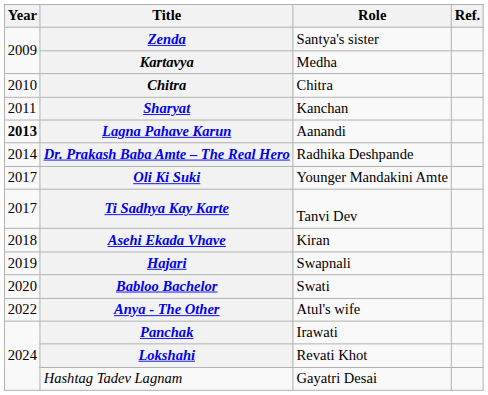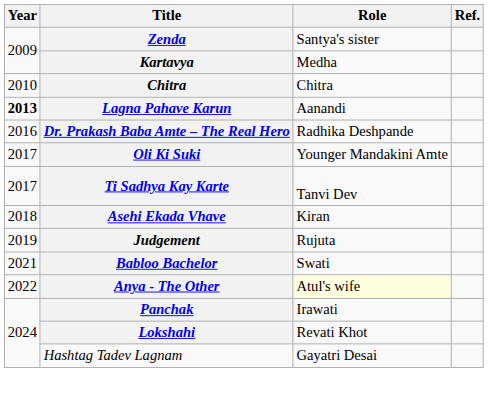- row: (167, 108)
(22, 154) 2014 -> (22, 131) 2016
+ row: (167, 240)
- row: (167, 263)
(22, 286) 2020 -> (22, 263) 2021
(328, 309) no background -> (328, 286) lightyellow background
